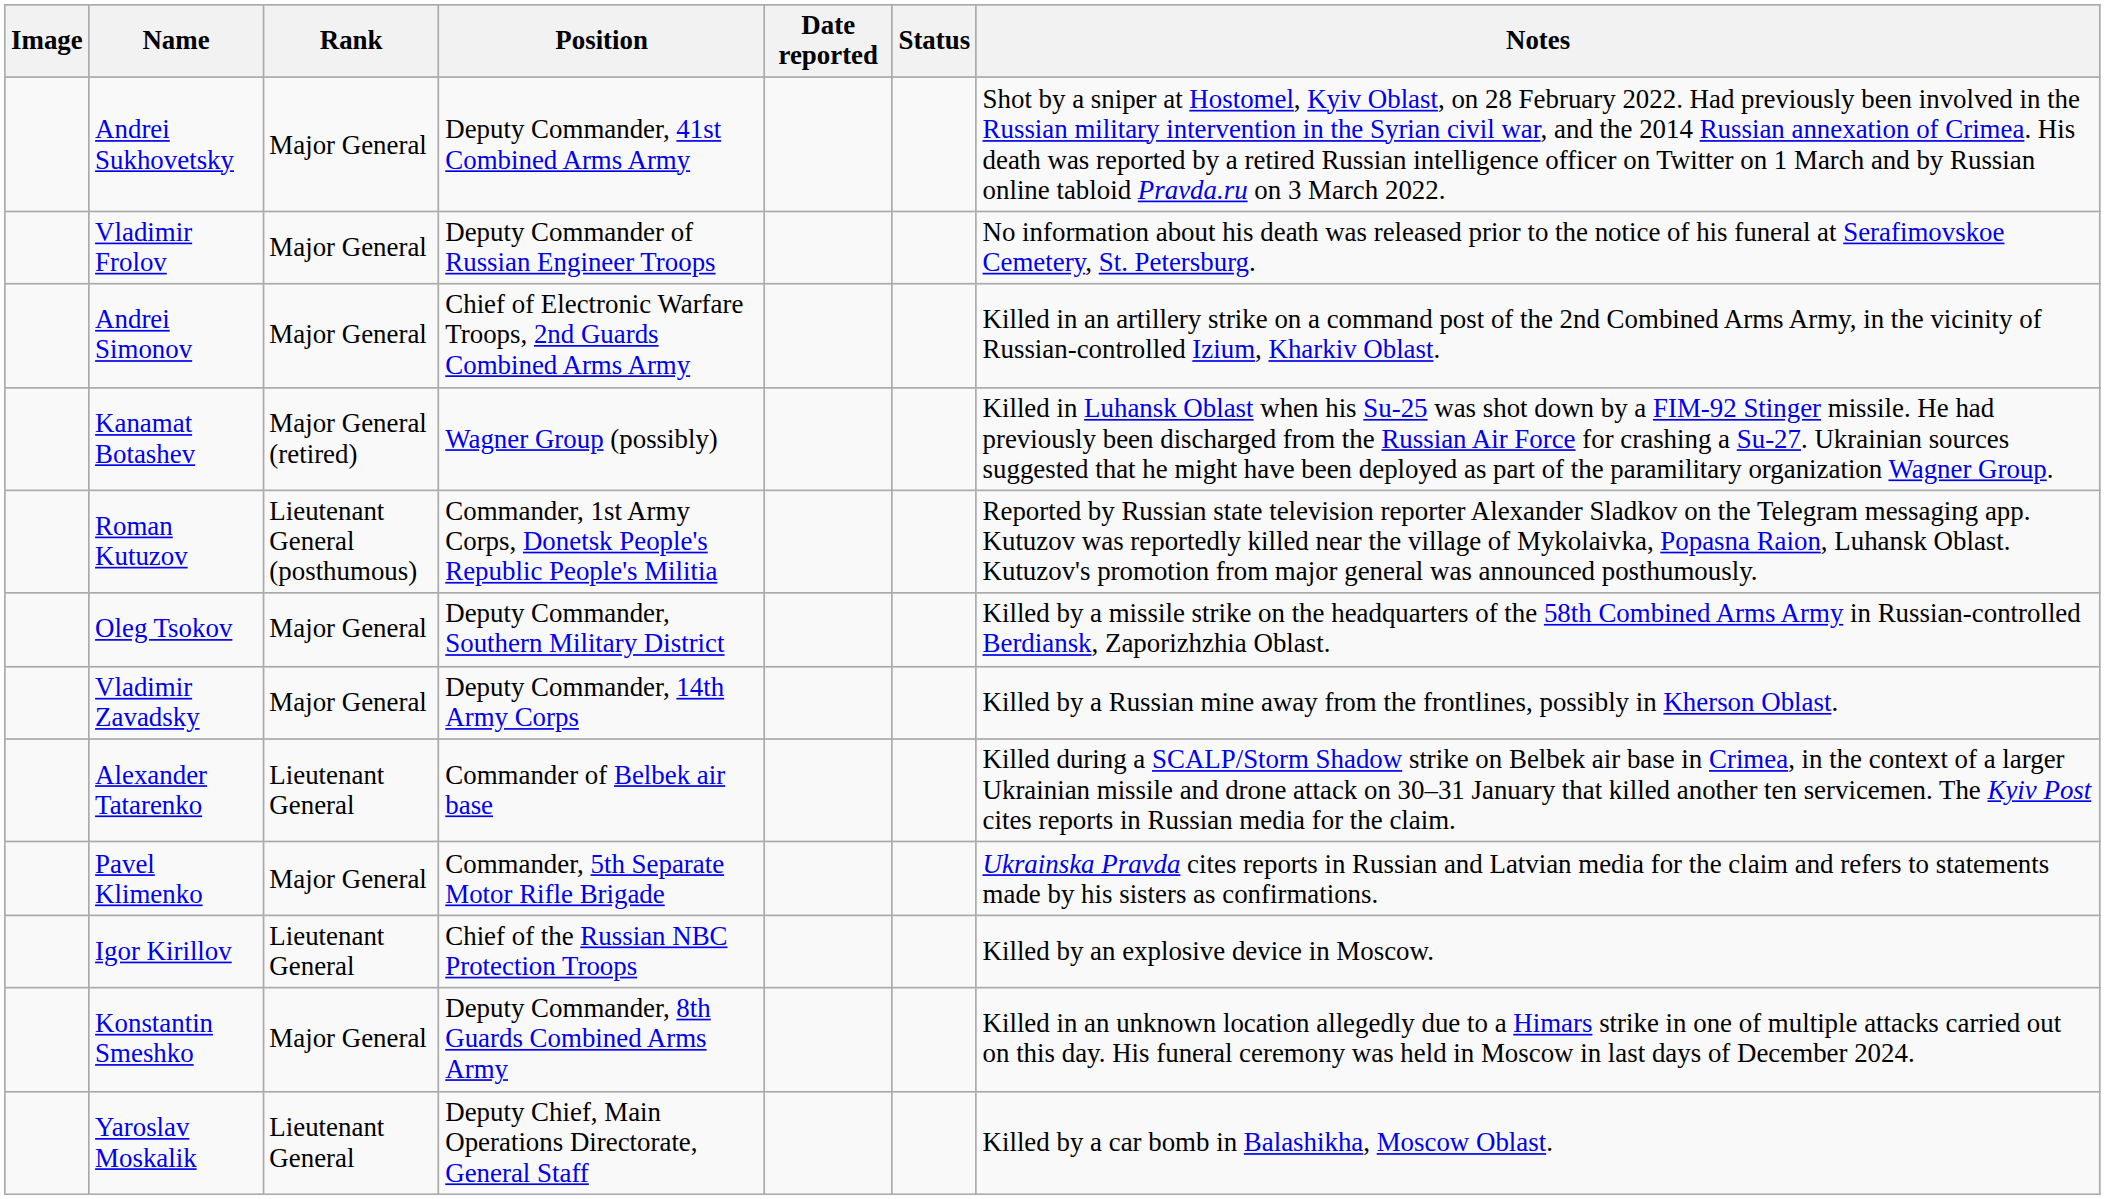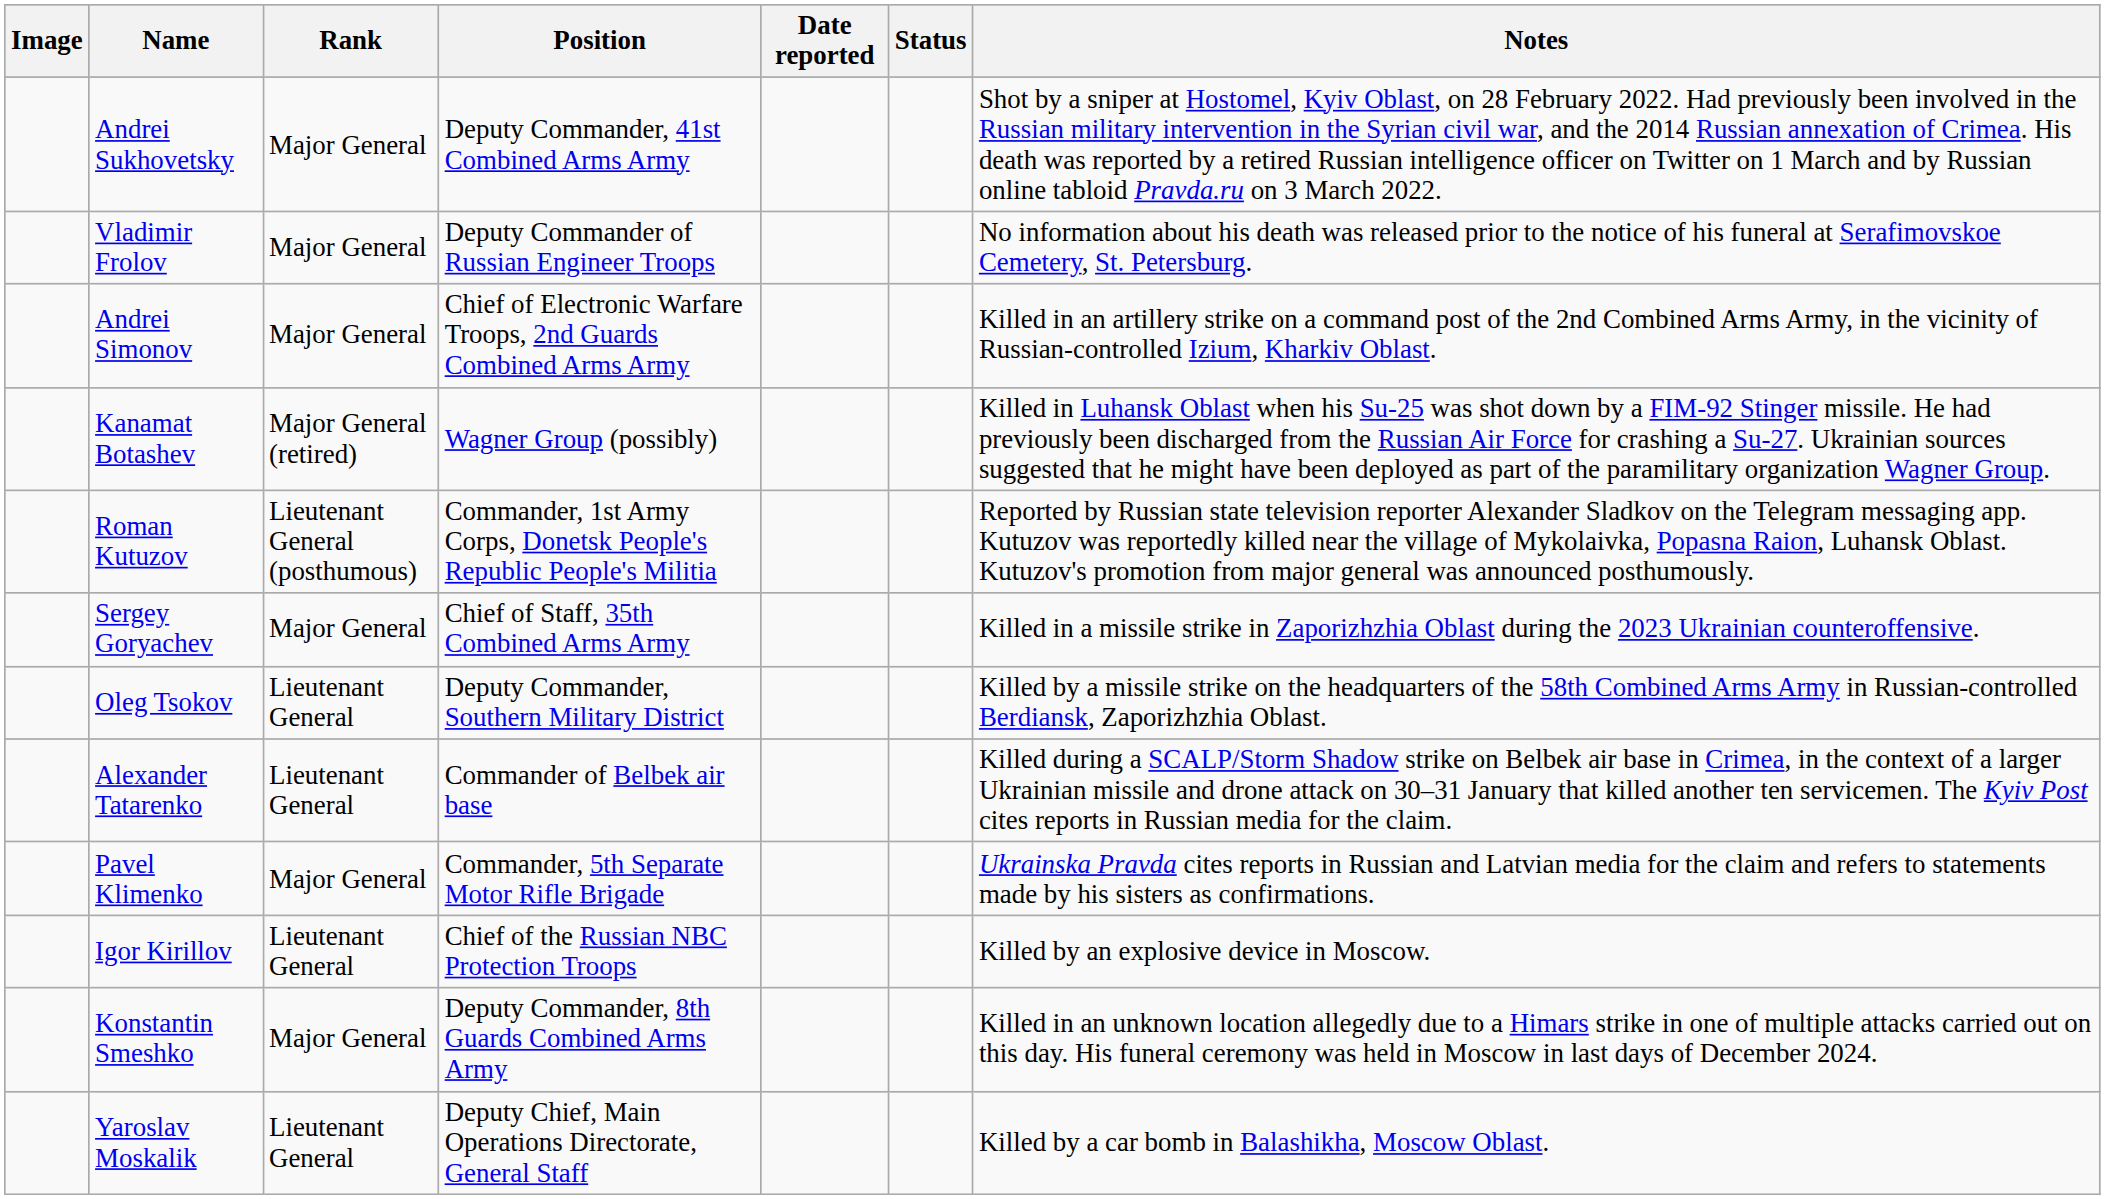+ row: (154, 629)
(348, 629) Major General -> (326, 702) Lieutenant General
- row: (147, 702)
